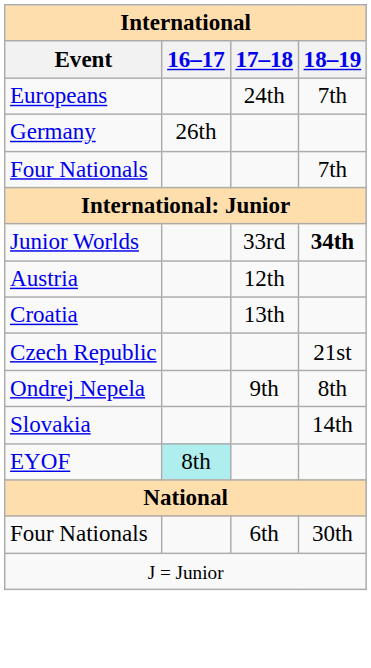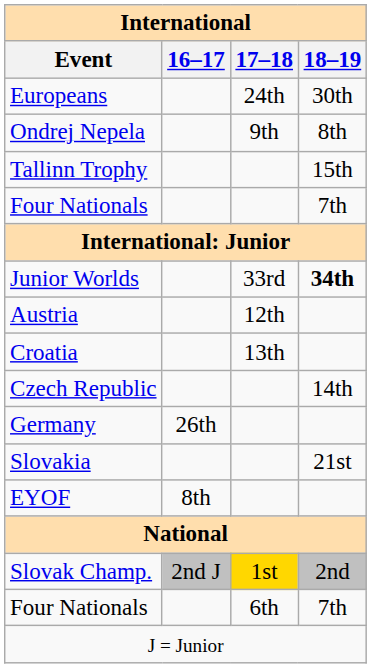(332, 95) 7th -> (332, 95) 30th
rows swapped: (78, 388) <-> (53, 132)
+ row: (79, 168)
(332, 351) 21st -> (332, 388) 14th
(332, 424) 14th -> (332, 461) 21st
(196, 461) paleturquoise background -> (196, 497) no background
+ row: (81, 570)
(332, 534) 30th -> (332, 607) 7th
